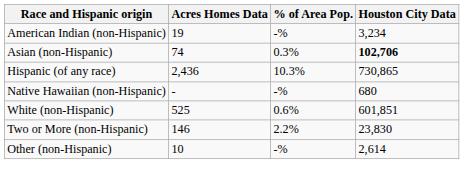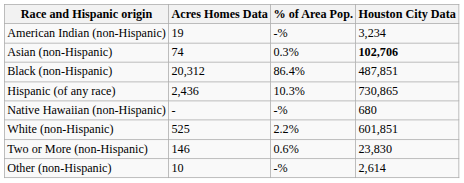+ row: (60, 71)
(286, 110) 0.6% -> (286, 129) 2.2%
(286, 129) 2.2% -> (286, 149) 0.6%
